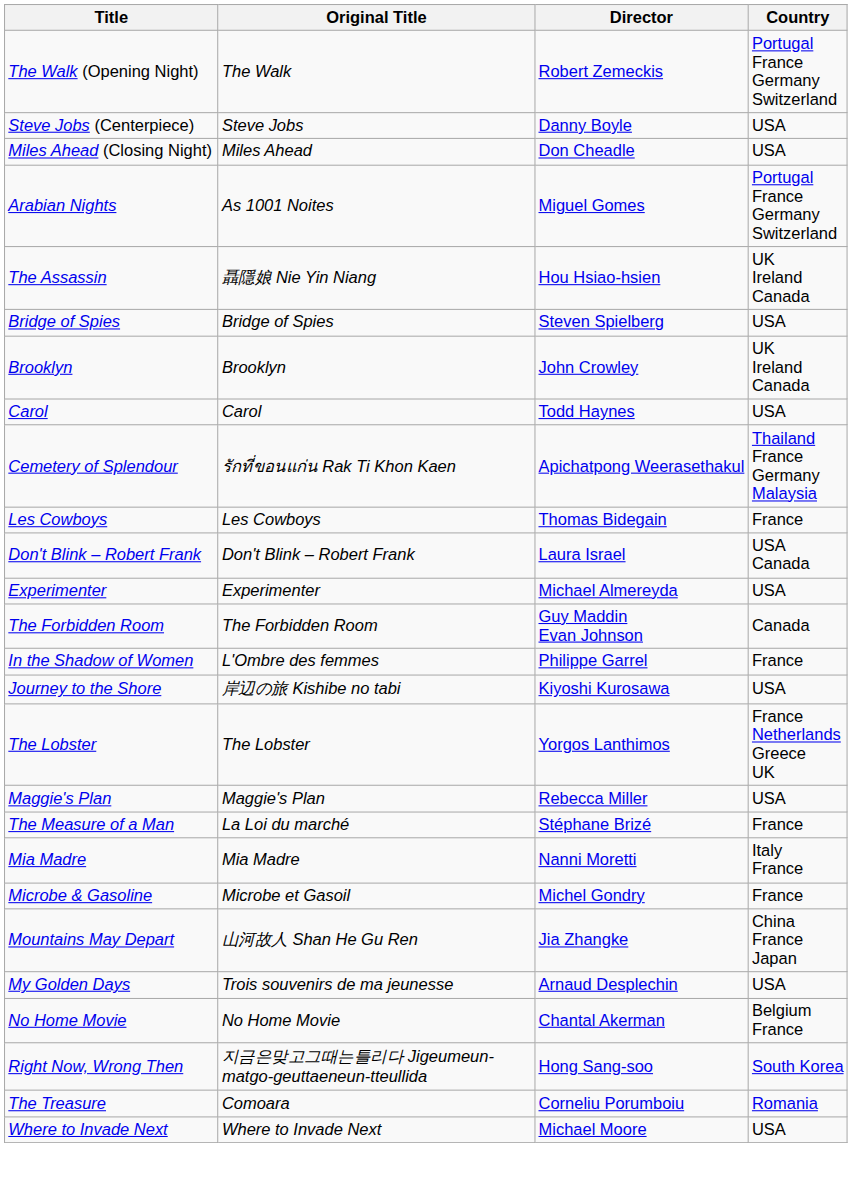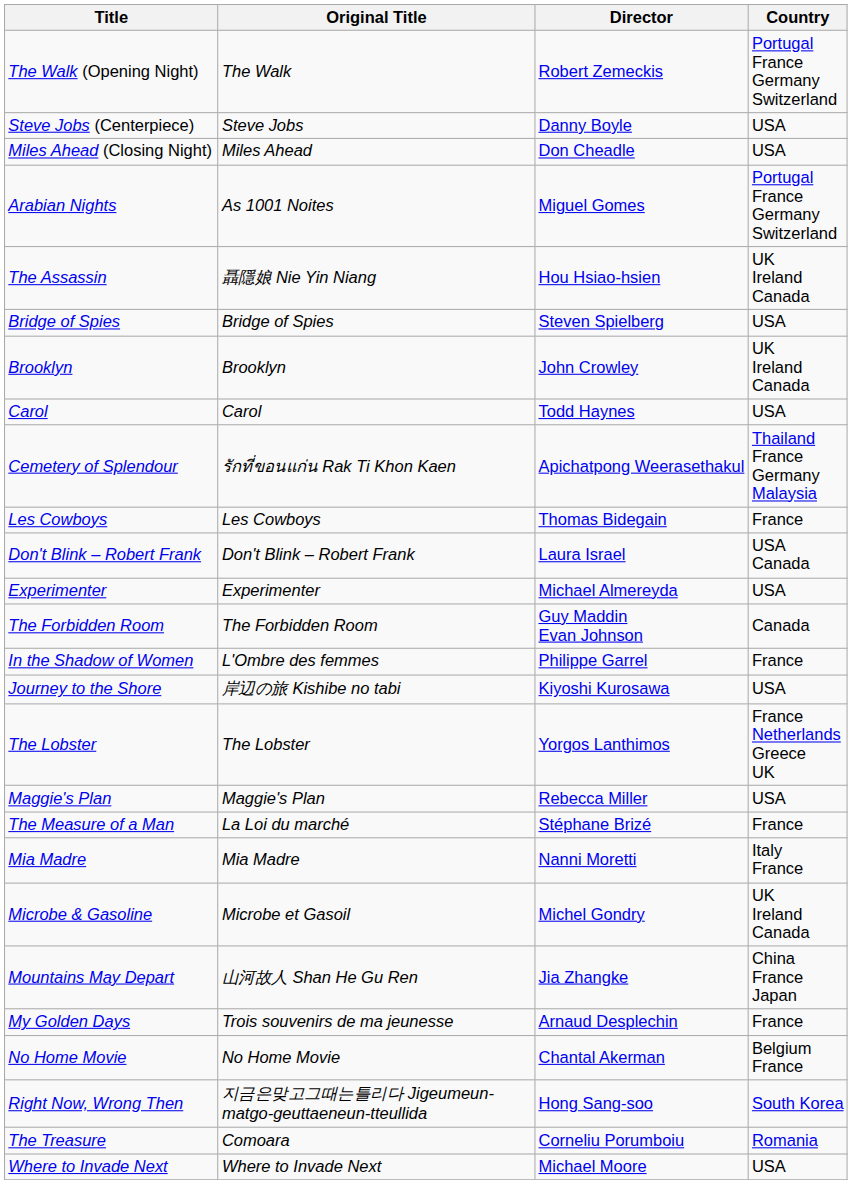(778, 895) France -> (781, 914) UK Ireland Canada
(769, 984) USA -> (778, 1022) France
